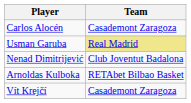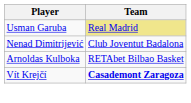- row: (35, 28)
(132, 91) normal -> (136, 75) bold
